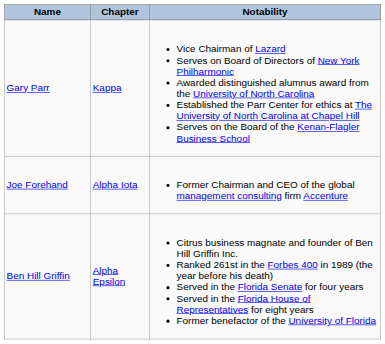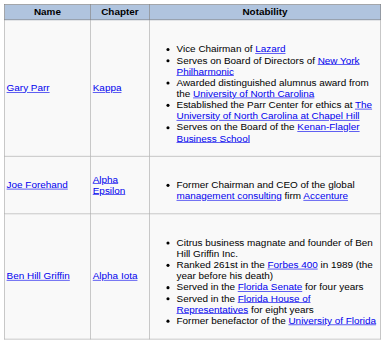(115, 185) Alpha Iota -> (109, 185) Alpha Epsilon
(109, 276) Alpha Epsilon -> (115, 276) Alpha Iota
